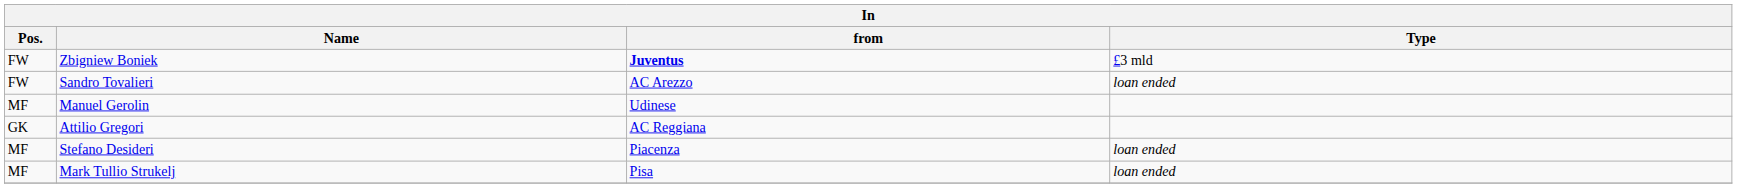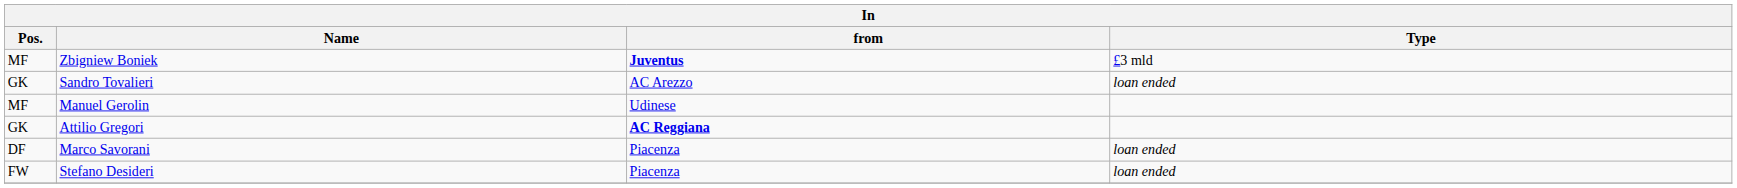(18, 60) FW -> (18, 60) MF
(18, 82) FW -> (18, 82) GK
(668, 127) normal -> (670, 127) bold
+ row: (105, 149)
(18, 149) MF -> (18, 171) FW
- row: (117, 171)
